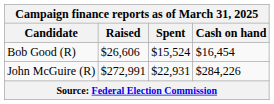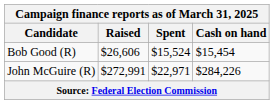(215, 52) $16,454 -> (215, 52) $15,454
(171, 71) $22,931 -> (171, 71) $22,971
